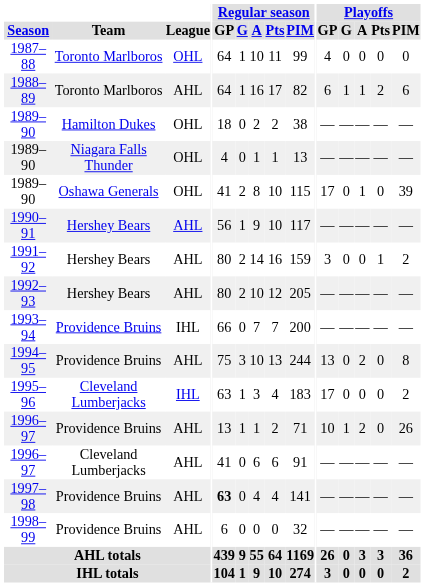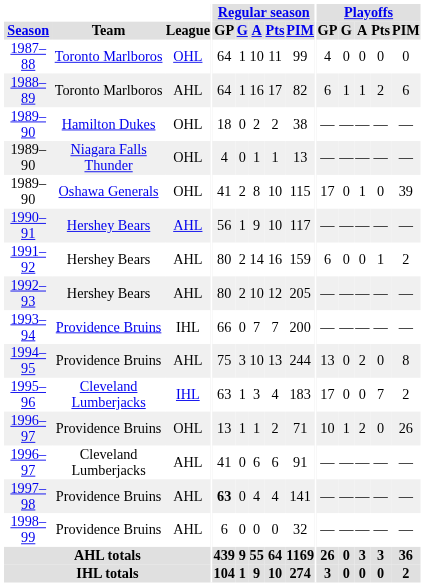(327, 259) 3 -> (327, 259) 6
(381, 394) 0 -> (381, 394) 7
(188, 428) AHL -> (188, 428) OHL
